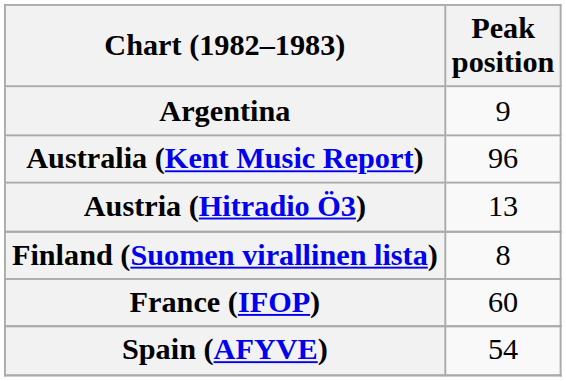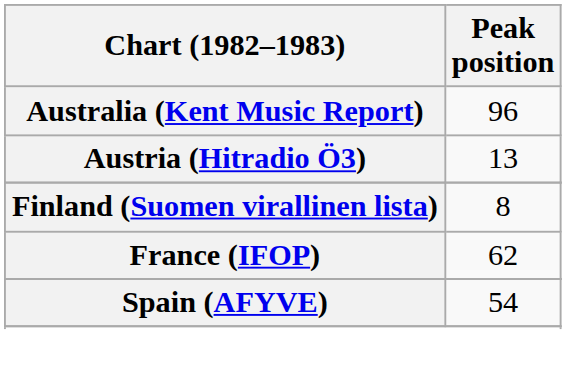- row: (225, 110)
(503, 302) 60 -> (503, 254) 62
